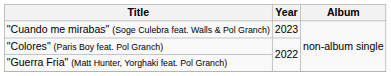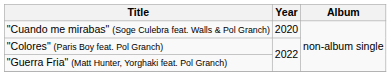(287, 29) 2023 -> (287, 29) 2020
